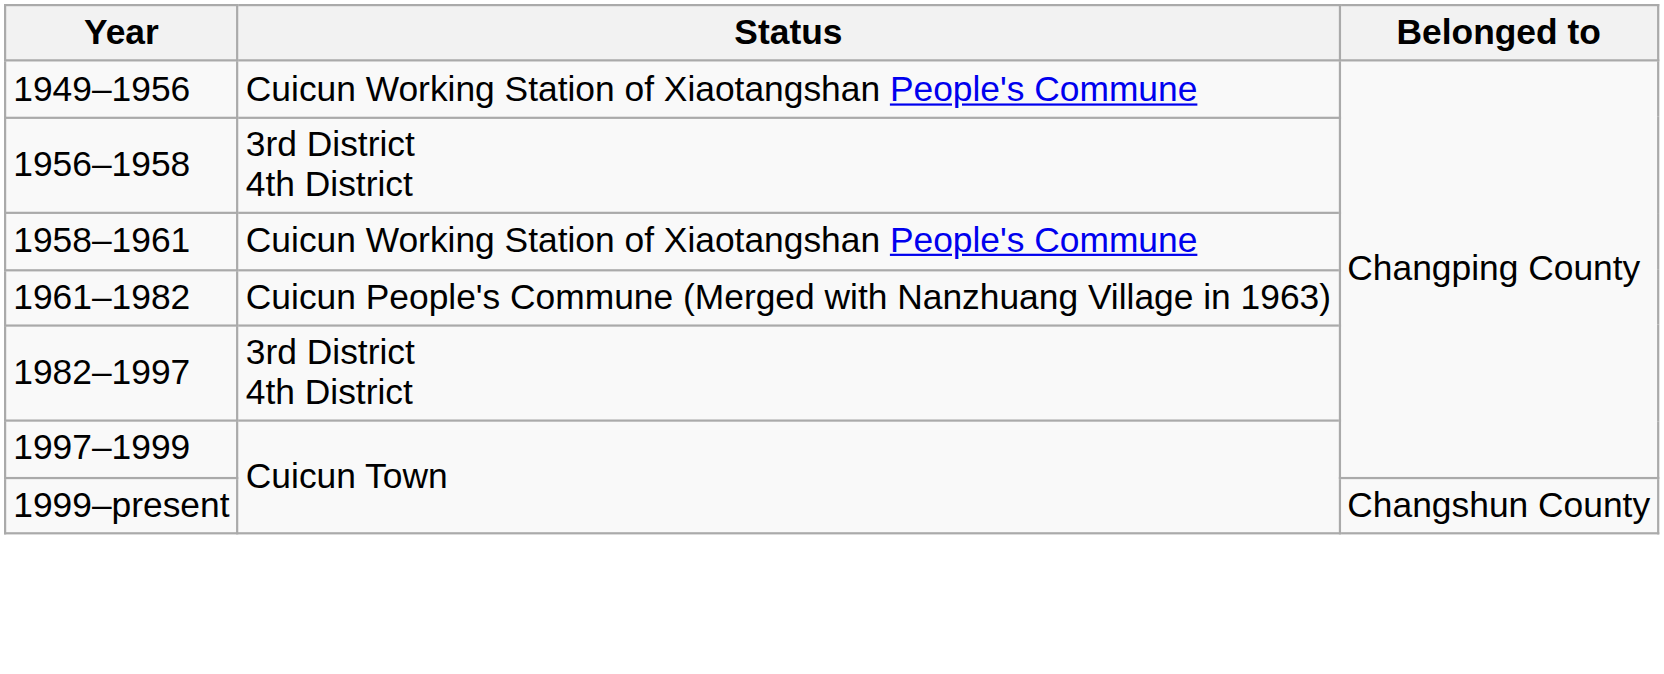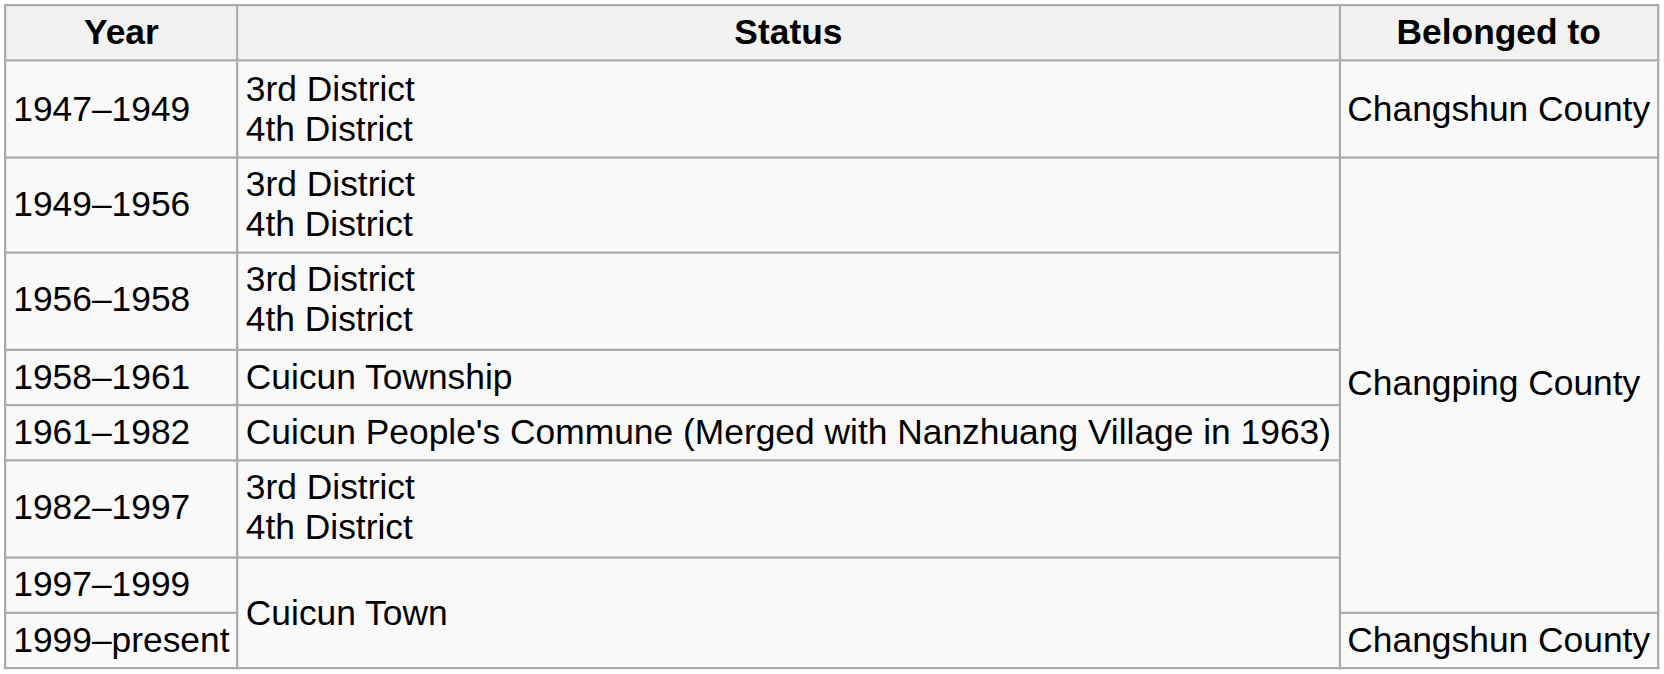+ row: (102, 108)
(722, 88) Cuicun Working Station of Xiaotangshan People's Commune -> (330, 204) 3rd District 4th District
(722, 240) Cuicun Working Station of Xiaotangshan People's Commune -> (379, 376) Cuicun Township
